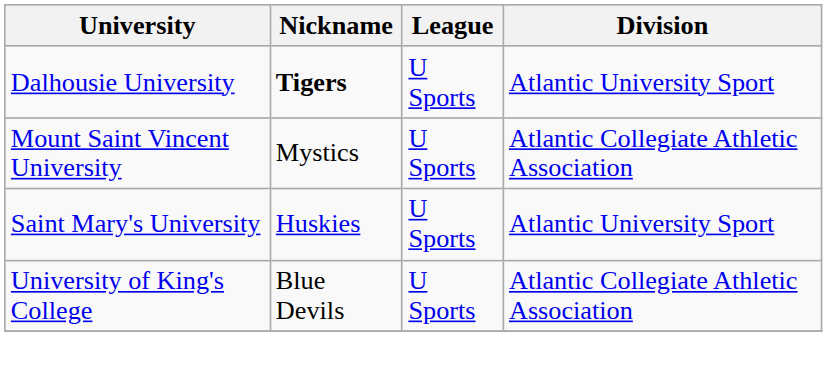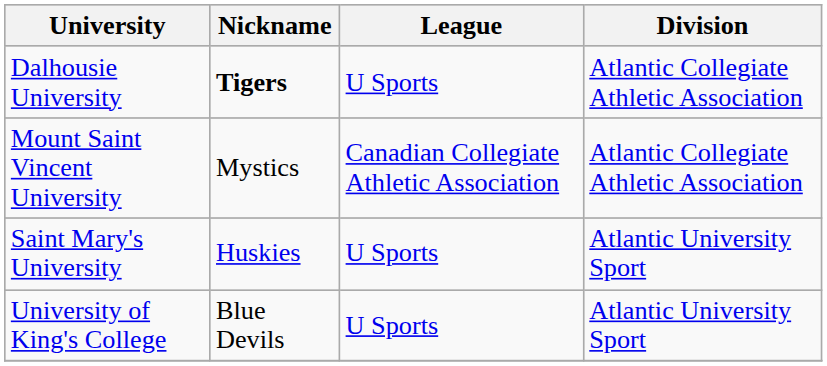(642, 81) Atlantic University Sport -> (696, 81) Atlantic Collegiate Athletic Association
(442, 152) U Sports -> (452, 167) Canadian Collegiate Athletic Association
(653, 295) Atlantic Collegiate Athletic Association -> (690, 324) Atlantic University Sport
